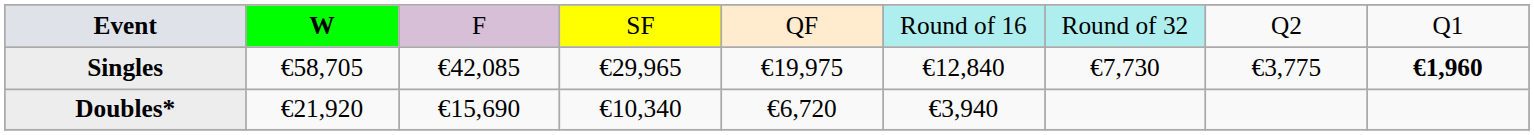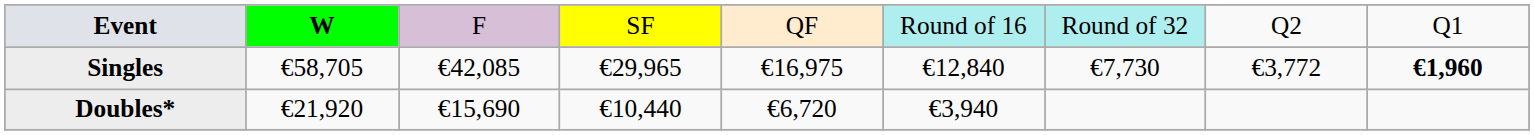(802, 67) €19,975 -> (802, 67) €16,975
(1286, 67) €3,775 -> (1286, 67) €3,772
(640, 109) €10,340 -> (640, 109) €10,440
